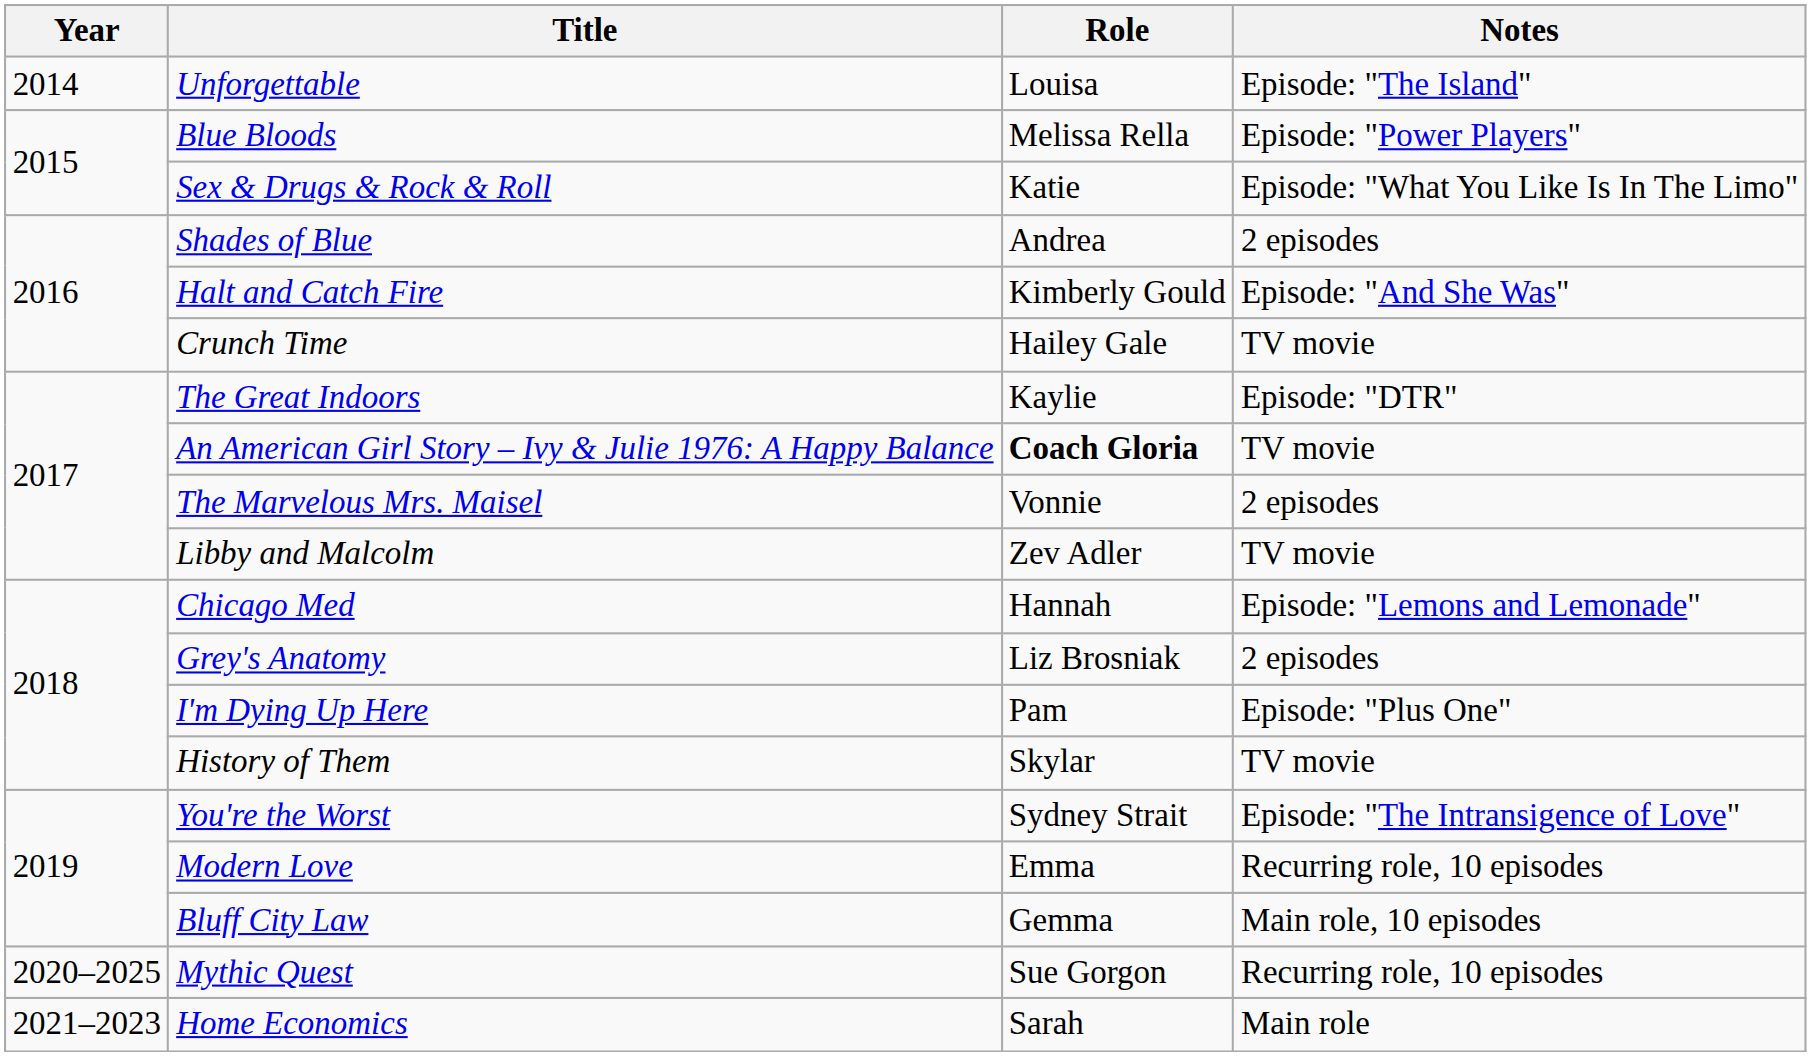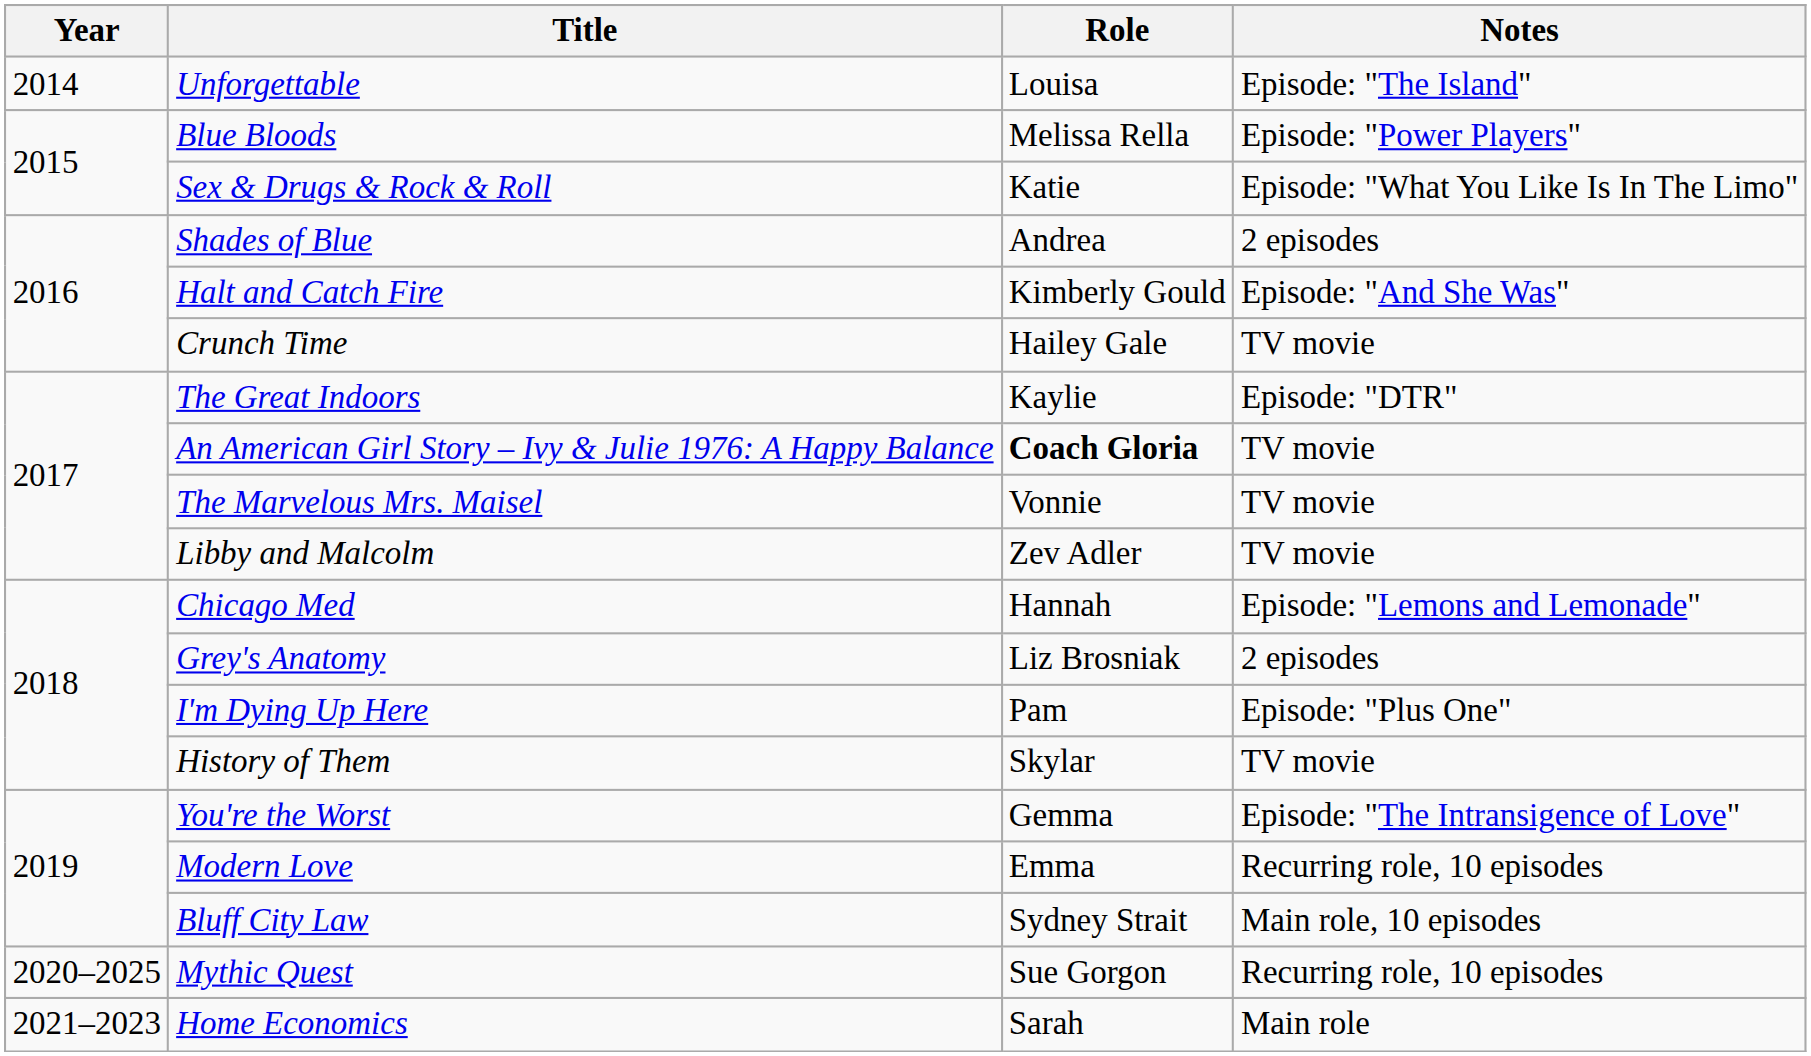(1310, 501) 2 episodes -> (1308, 501) TV movie
(1098, 814) Sydney Strait -> (1061, 814) Gemma
(1061, 919) Gemma -> (1098, 919) Sydney Strait
